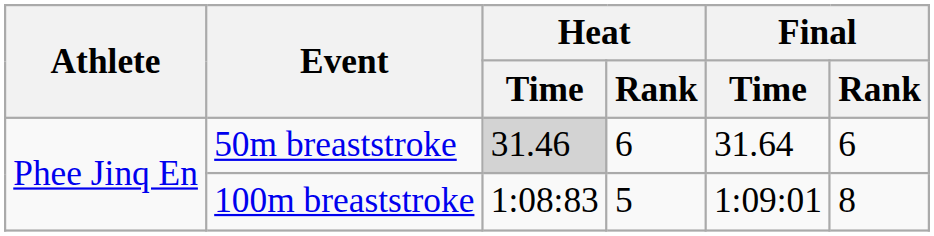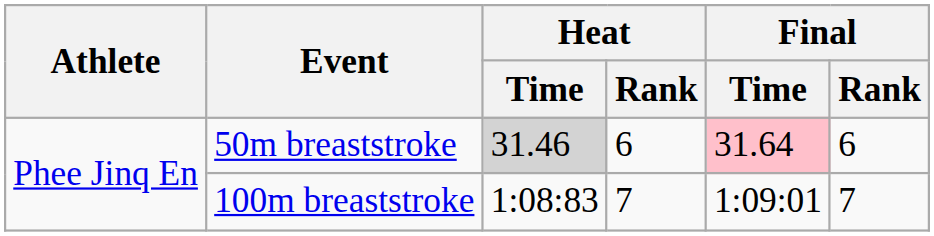(754, 144) no background -> (754, 144) pink background
(624, 200) 5 -> (624, 200) 7
(847, 200) 8 -> (847, 200) 7
